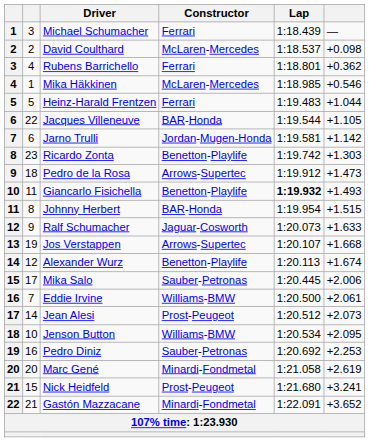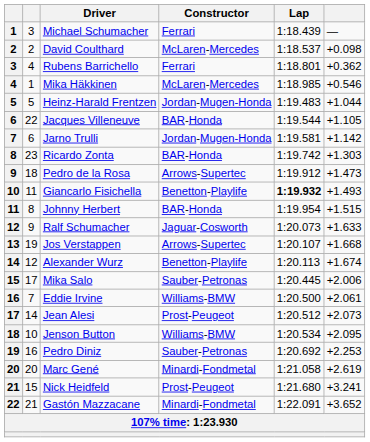(178, 102) Ferrari -> (217, 102) Jordan-Mugen-Honda
(204, 155) Benetton-Playlife -> (192, 155) BAR-Honda
